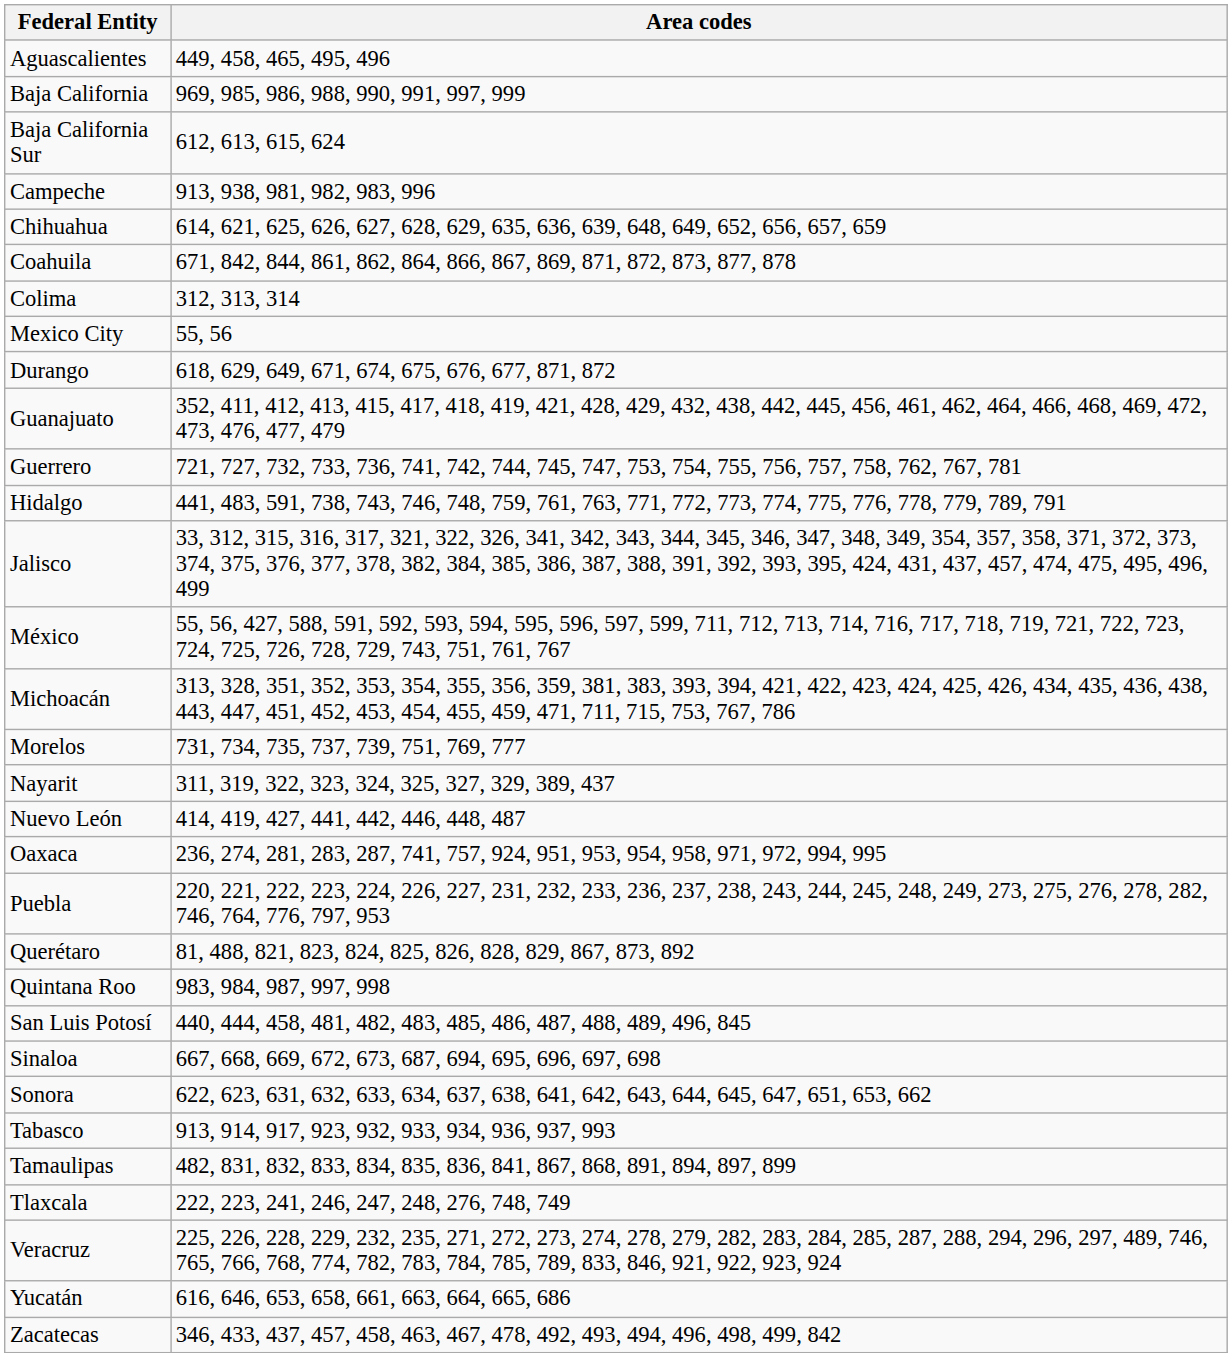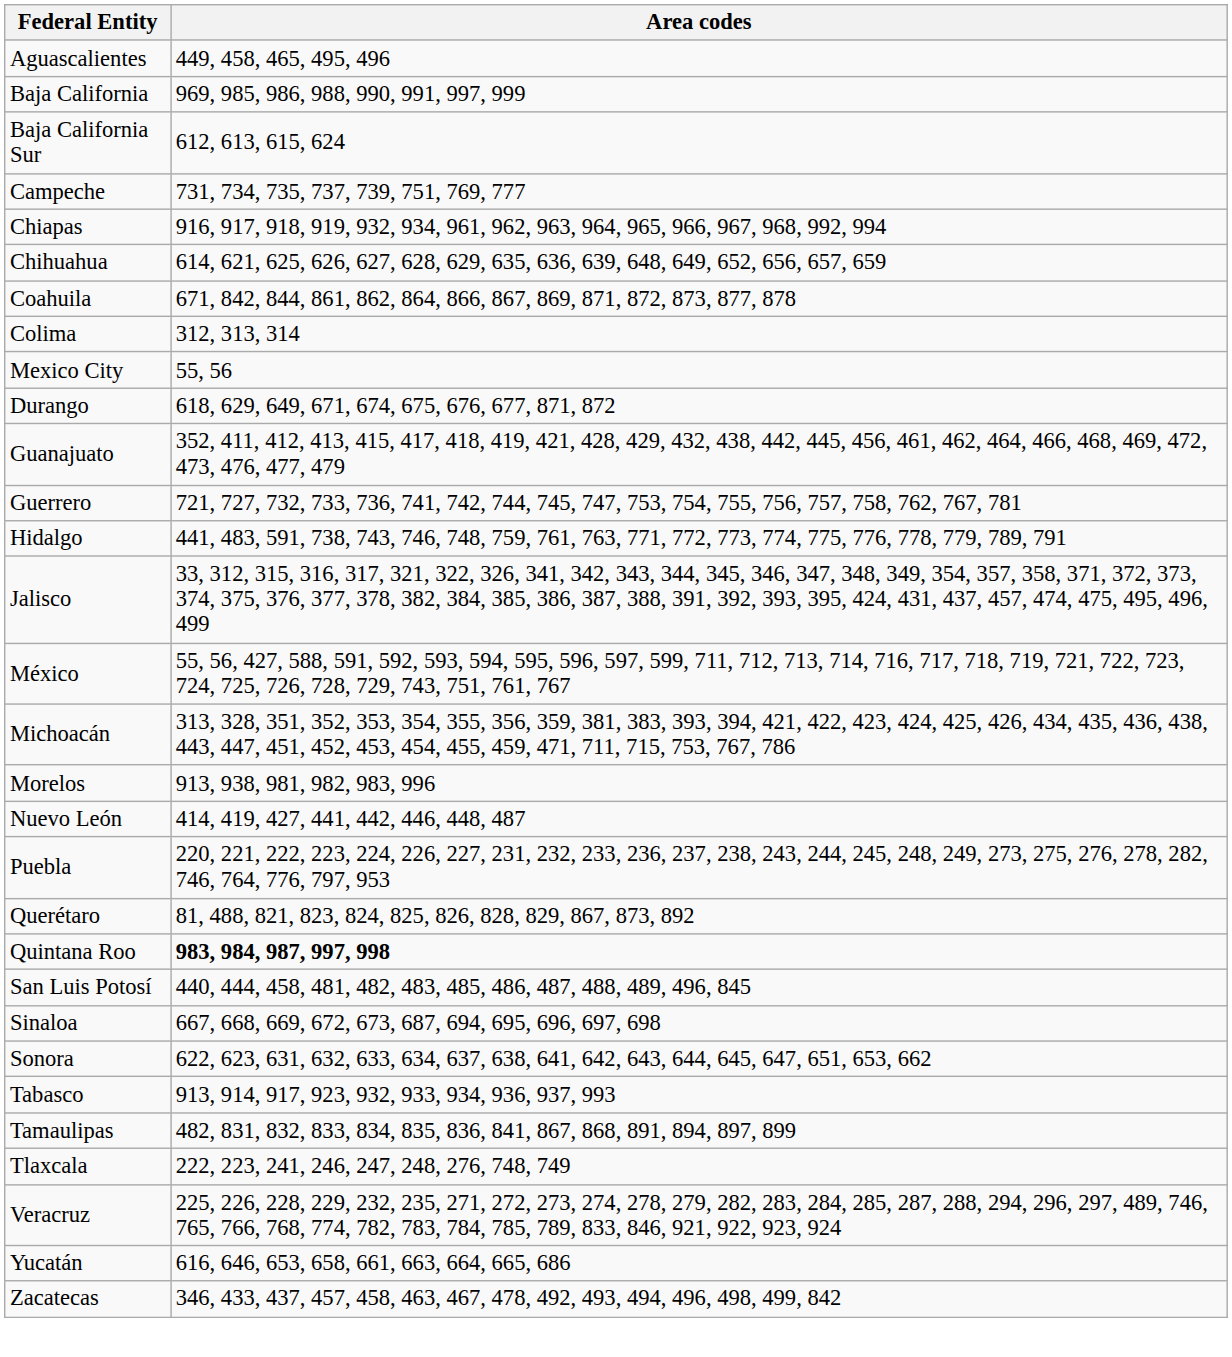(305, 190) 913, 938, 981, 982, 983, 996 -> (351, 190) 731, 734, 735, 737, 739, 751, 769, 777
+ row: (46, 226)
(351, 747) 731, 734, 735, 737, 739, 751, 769, 777 -> (305, 782) 913, 938, 981, 982, 983, 996
- row: (44, 782)
- row: (44, 854)
(283, 987) normal -> (283, 951) bold
